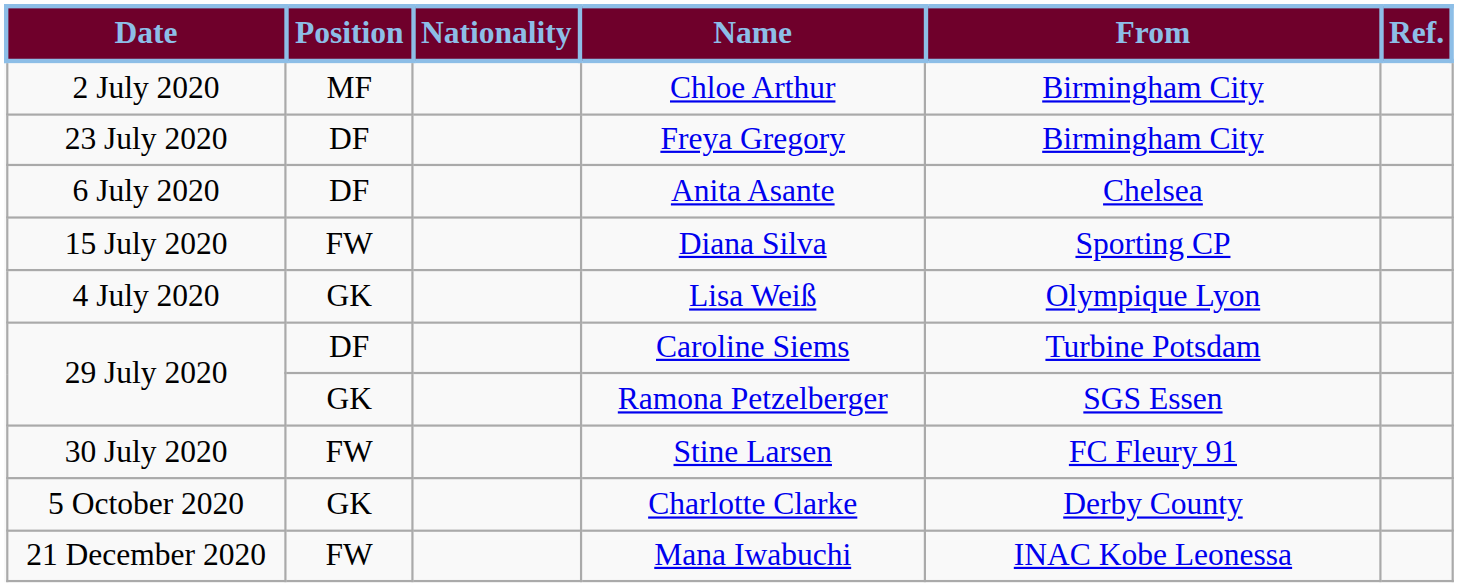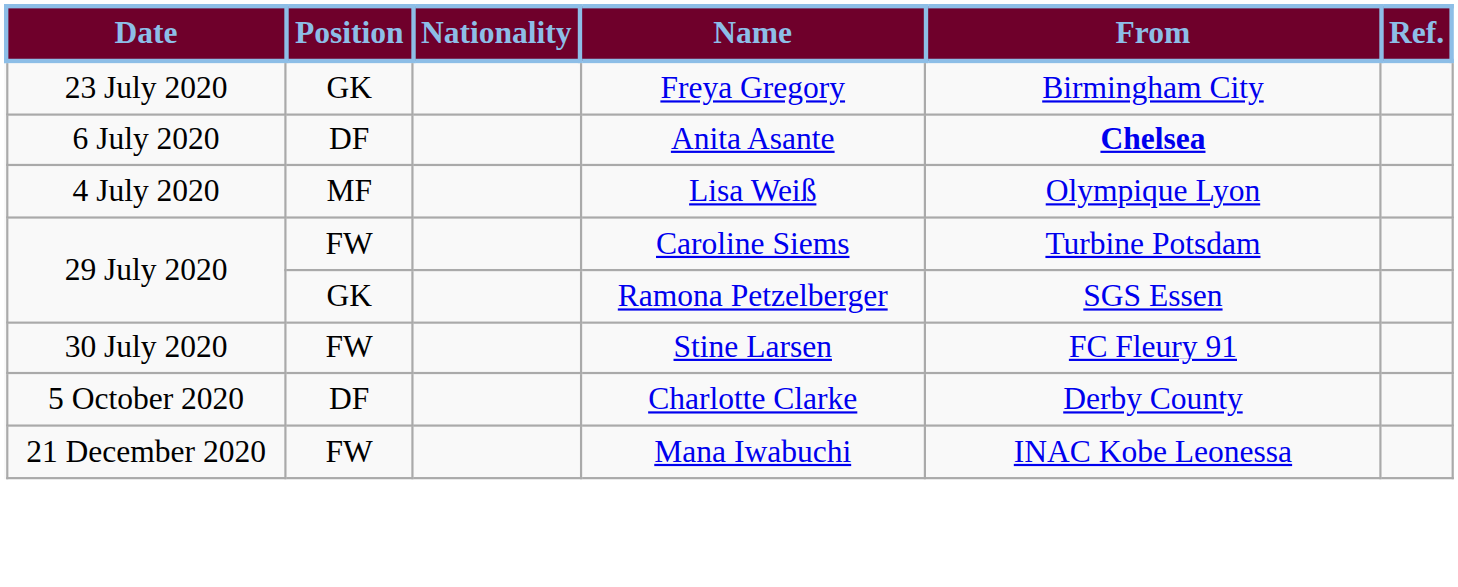- row: (753, 87)
(349, 139) DF -> (349, 87) GK
(1153, 191) normal -> (1153, 139) bold
- row: (753, 243)
(349, 295) GK -> (349, 191) MF
(349, 347) DF -> (349, 243) FW
(349, 503) GK -> (349, 399) DF
